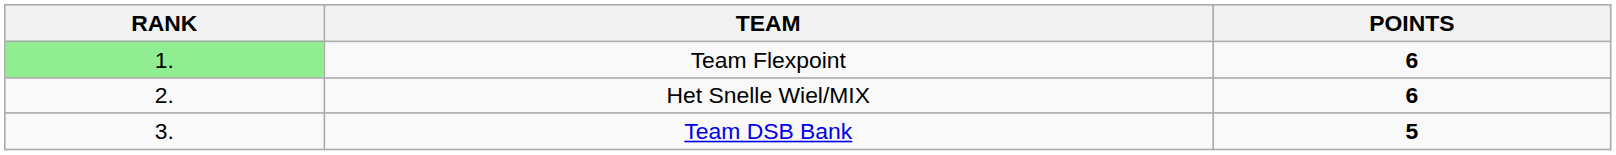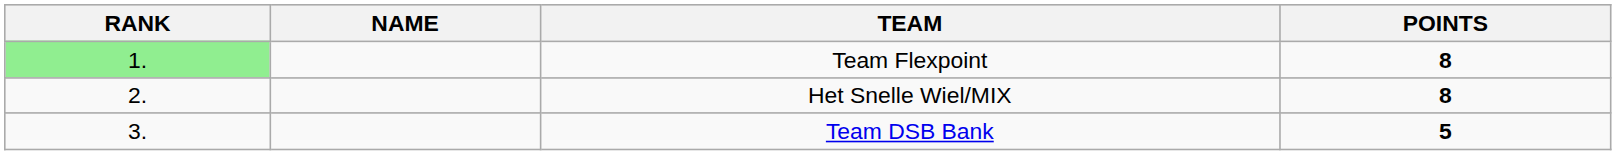+ column: (405, 23)
(1412, 59) 6 -> (1445, 59) 8
(1412, 96) 6 -> (1445, 96) 8
